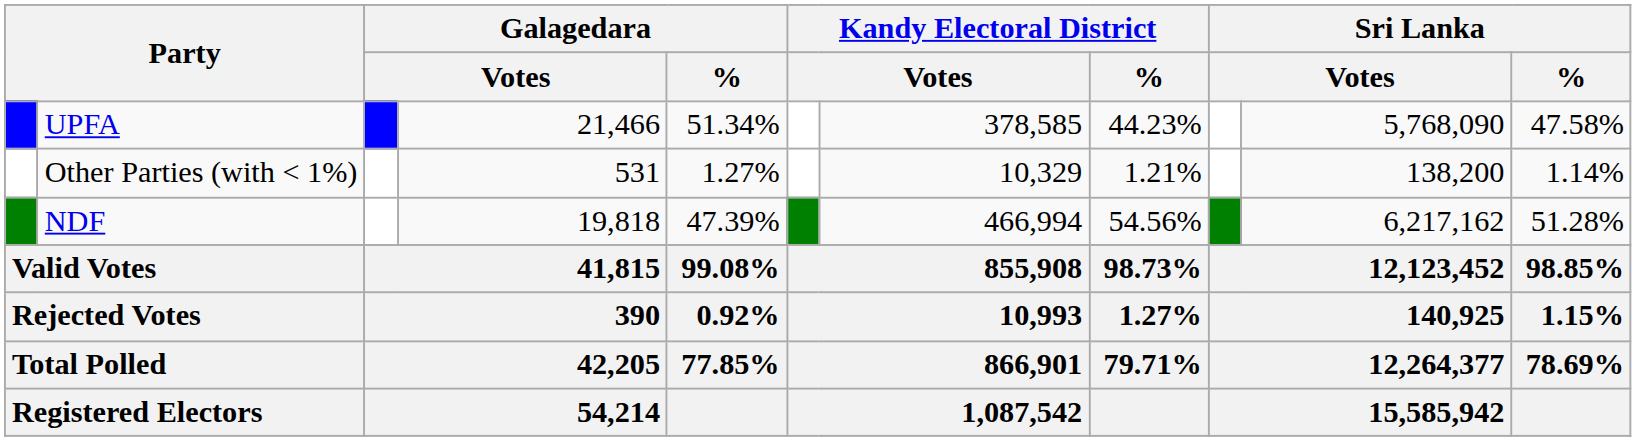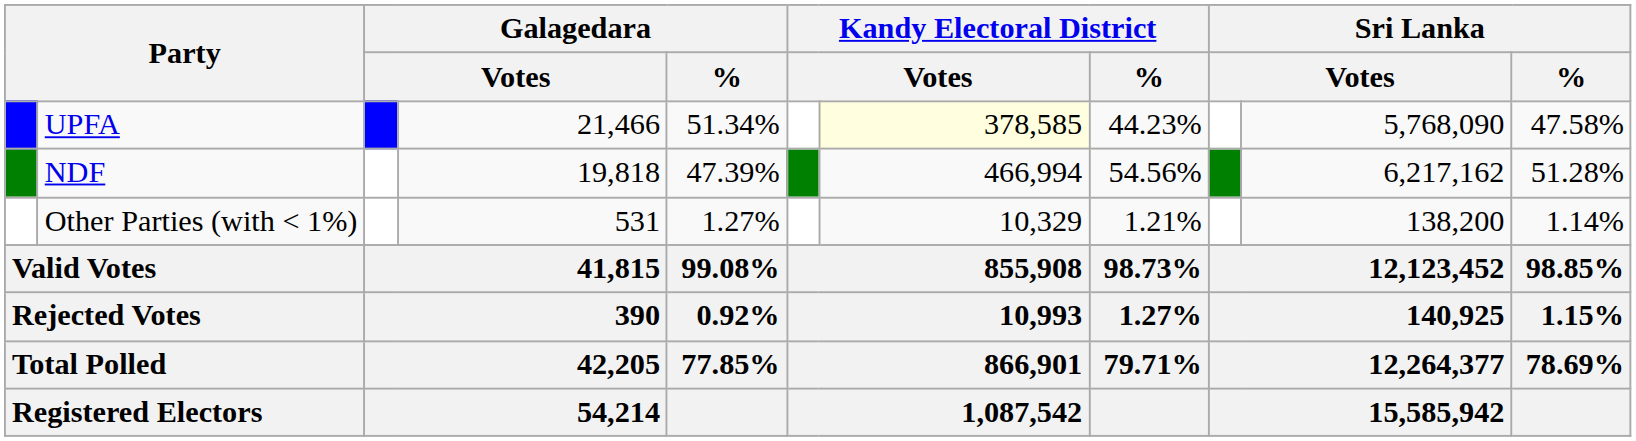(1033, 124) no background -> (1033, 124) lightyellow background
rows swapped: (75, 220) <-> (201, 172)
